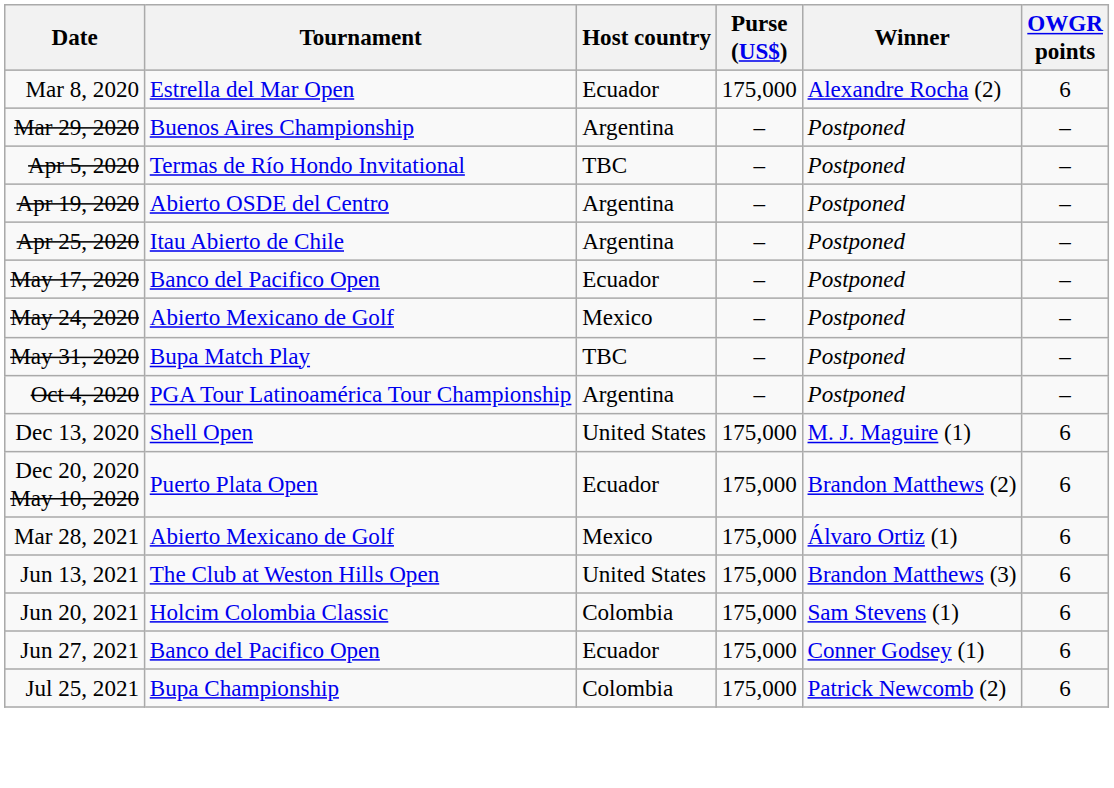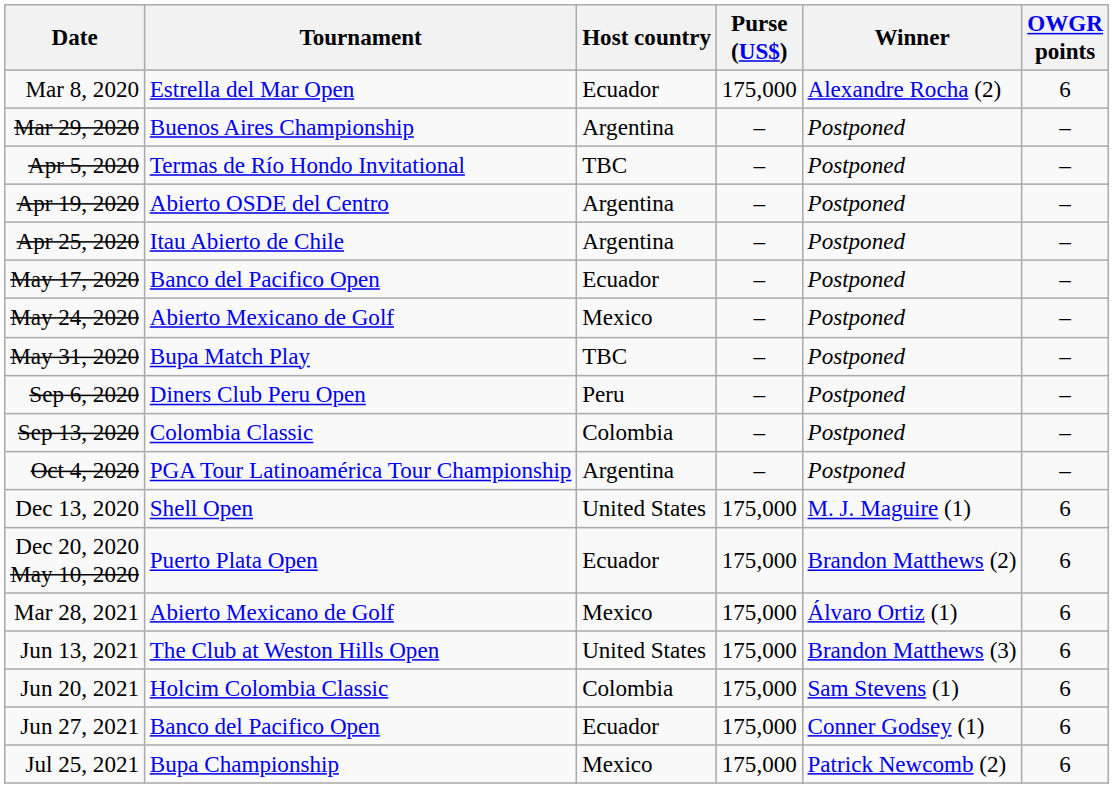+ row: (84, 393)
+ row: (78, 432)
(628, 687) Colombia -> (617, 764) Mexico
